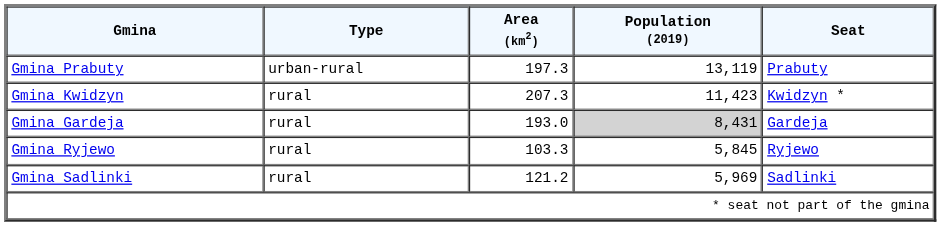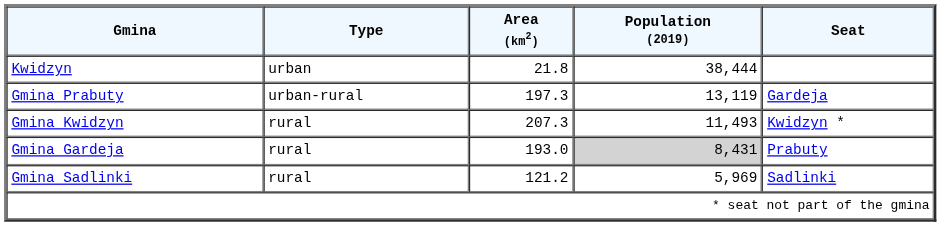+ row: (42, 70)
(797, 70) Prabuty -> (797, 97) Gardeja
(731, 97) 11,423 -> (731, 124) 11,493
(797, 124) Gardeja -> (797, 151) Prabuty
- row: (63, 151)
